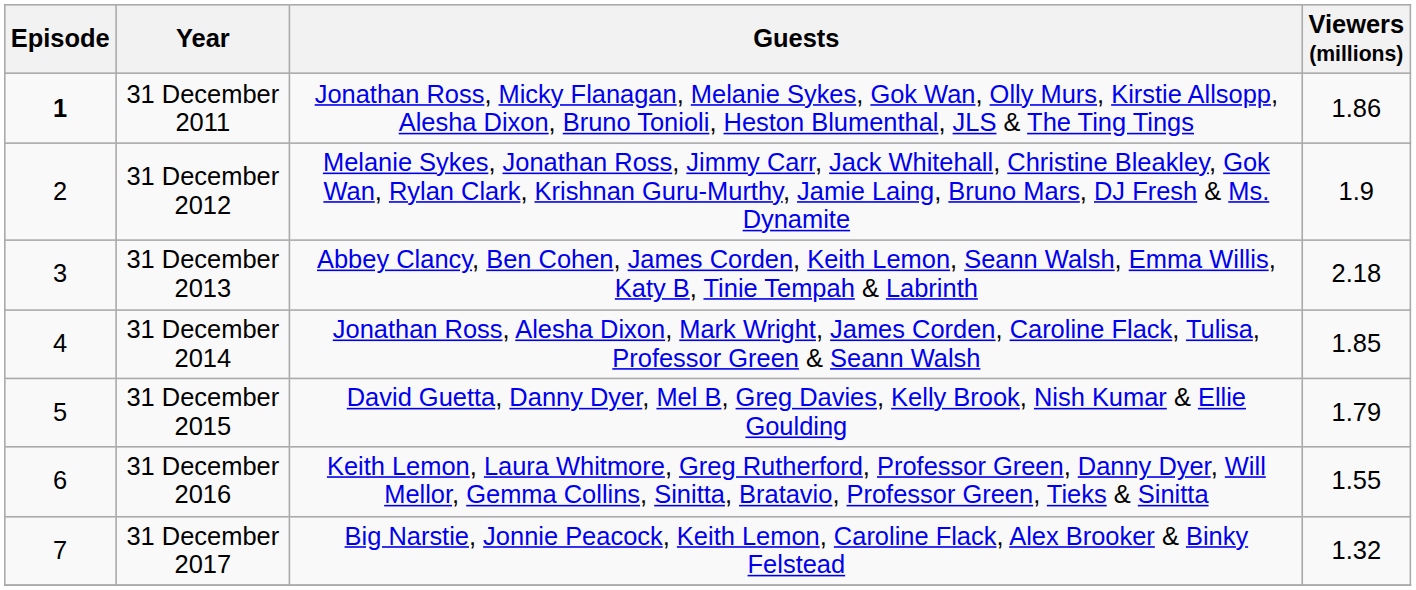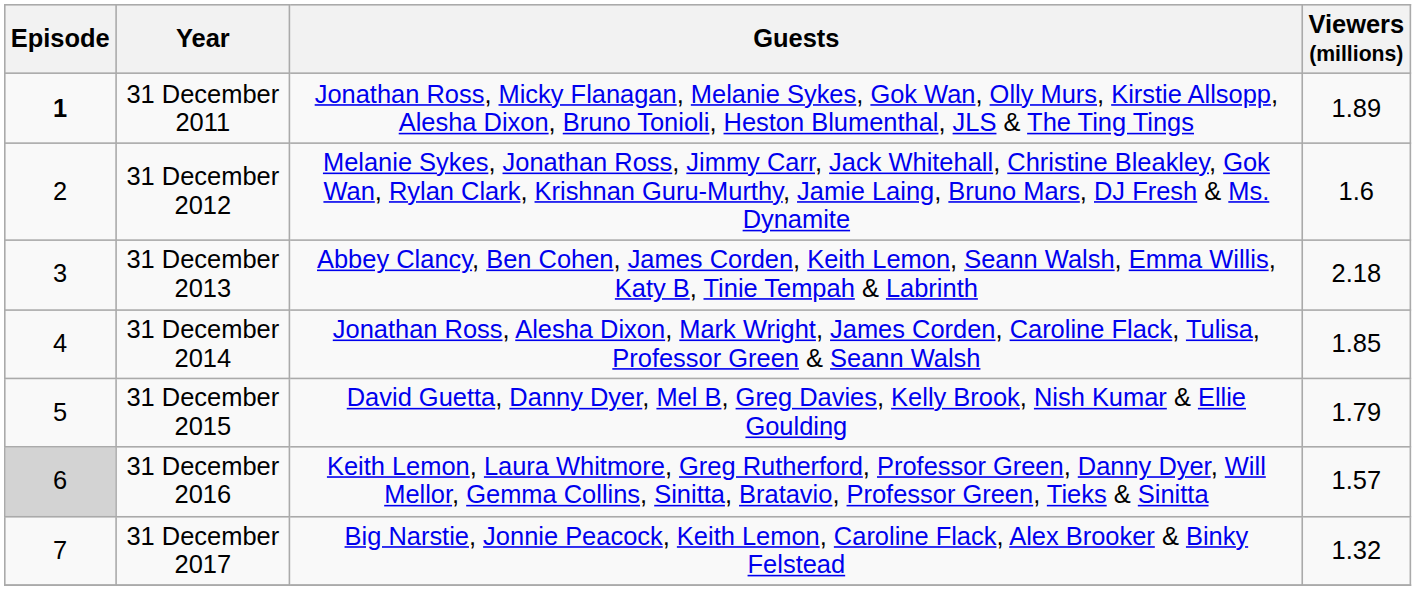(1356, 107) 1.86 -> (1356, 107) 1.89
(1356, 191) 1.9 -> (1356, 191) 1.6
(60, 481) no background -> (60, 481) lightgrey background
(1356, 481) 1.55 -> (1356, 481) 1.57
